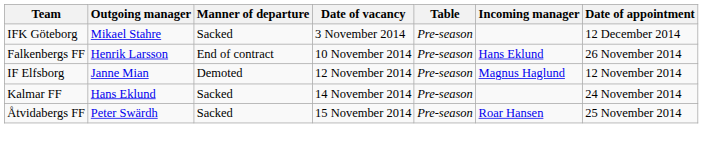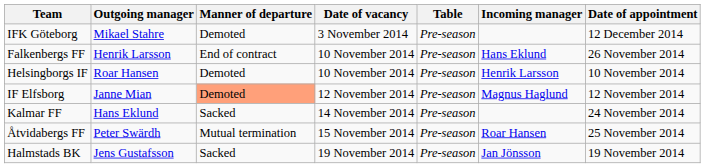(215, 34) Sacked -> (222, 34) Demoted
+ row: (48, 73)
(220, 73) no background -> (222, 93) lightsalmon background
(215, 113) Sacked -> (248, 133) Mutual termination
+ row: (44, 152)
